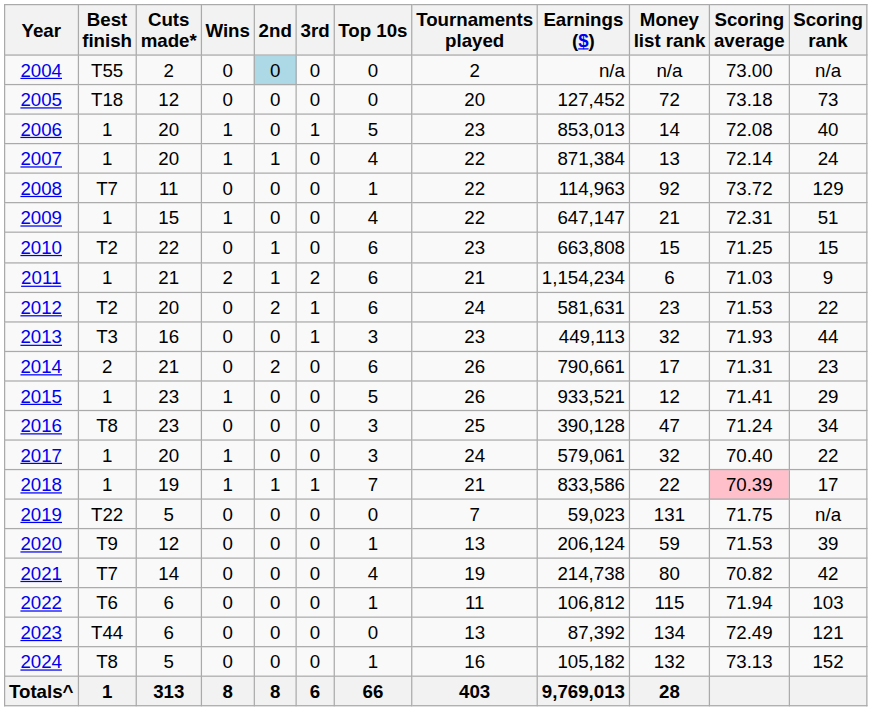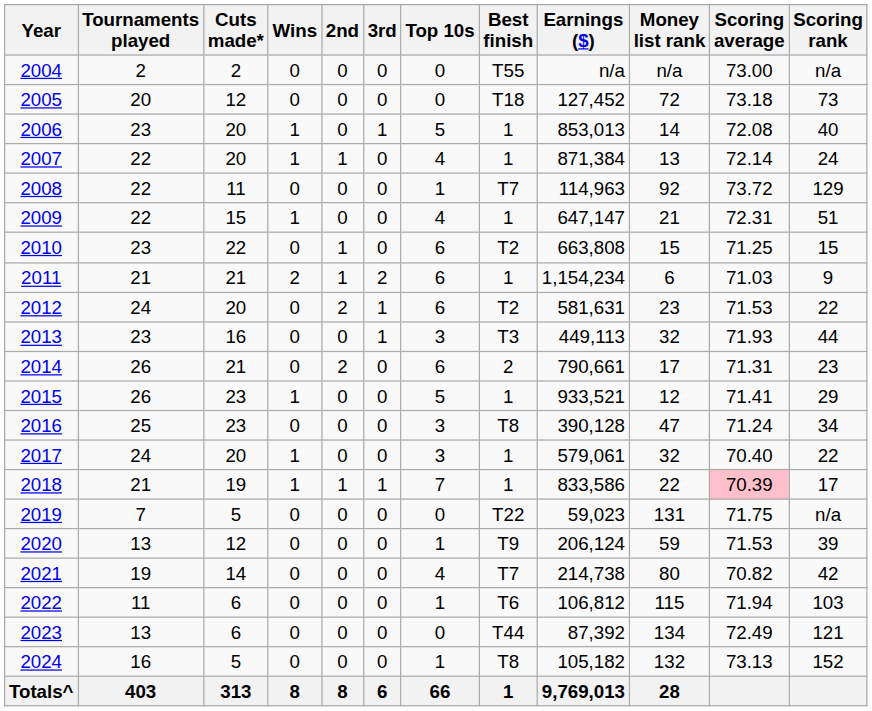columns swapped: (475, 30) <-> (107, 30)
(275, 70) lightblue background -> (342, 70) no background
